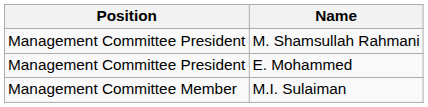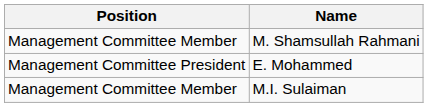(127, 41) Management Committee President -> (122, 41) Management Committee Member
